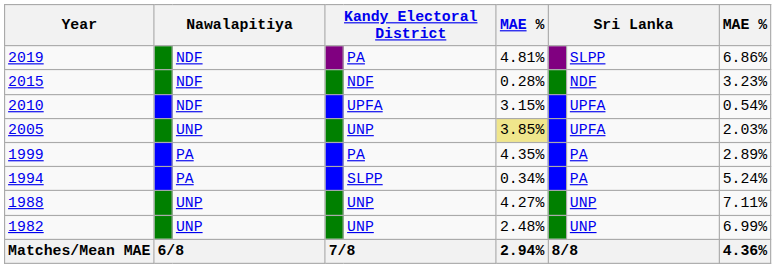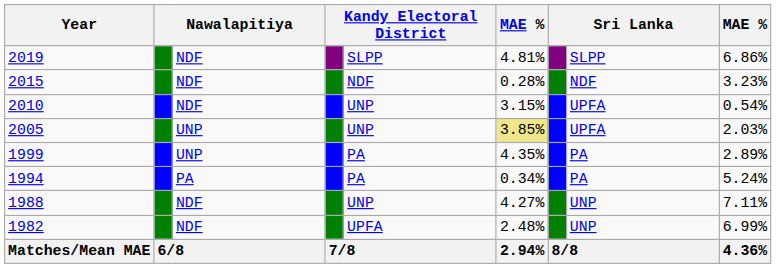(356, 58) PA -> (365, 58) SLPP
(365, 106) UPFA -> (360, 106) UNP
(185, 155) PA -> (189, 155) UNP
(365, 179) SLPP -> (356, 179) PA
(189, 203) UNP -> (189, 203) NDF
(189, 227) UNP -> (189, 227) NDF
(360, 227) UNP -> (365, 227) UPFA
